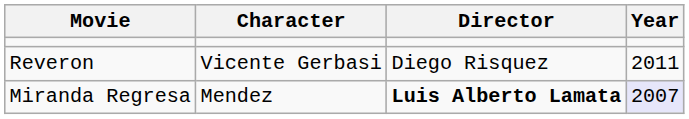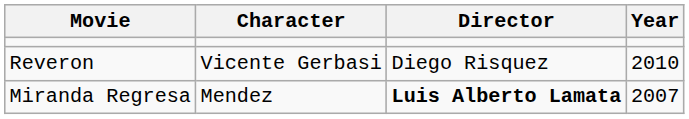(655, 64) 2011 -> (655, 64) 2010
(655, 96) lavender background -> (655, 96) no background
